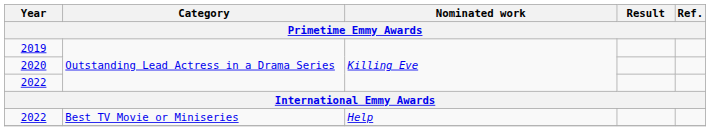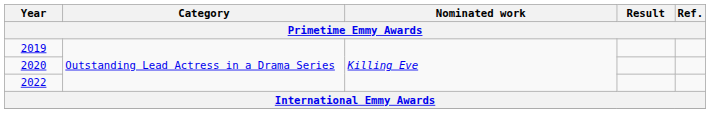- row: (34, 117)
